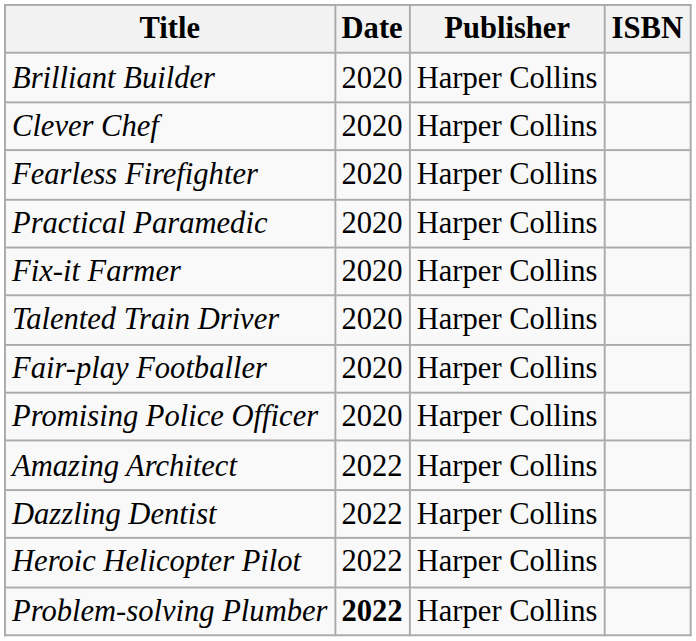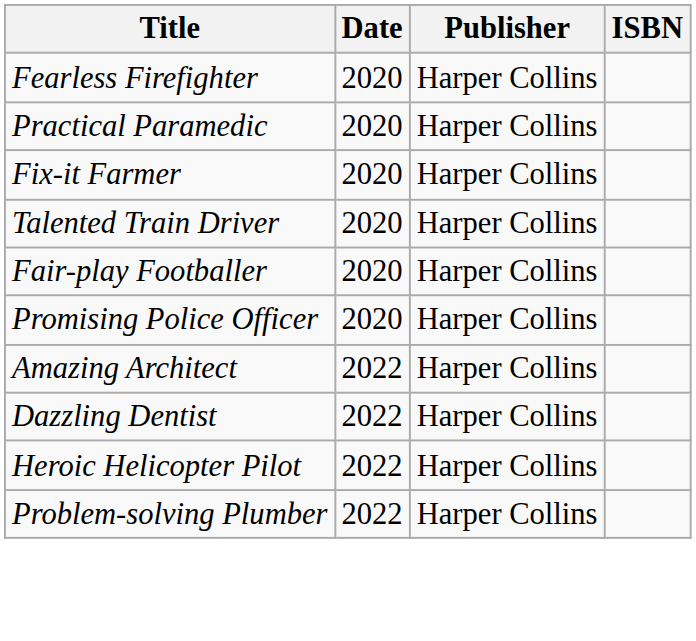- row: (113, 77)
- row: (85, 125)
(372, 610) bold -> (372, 513) normal
